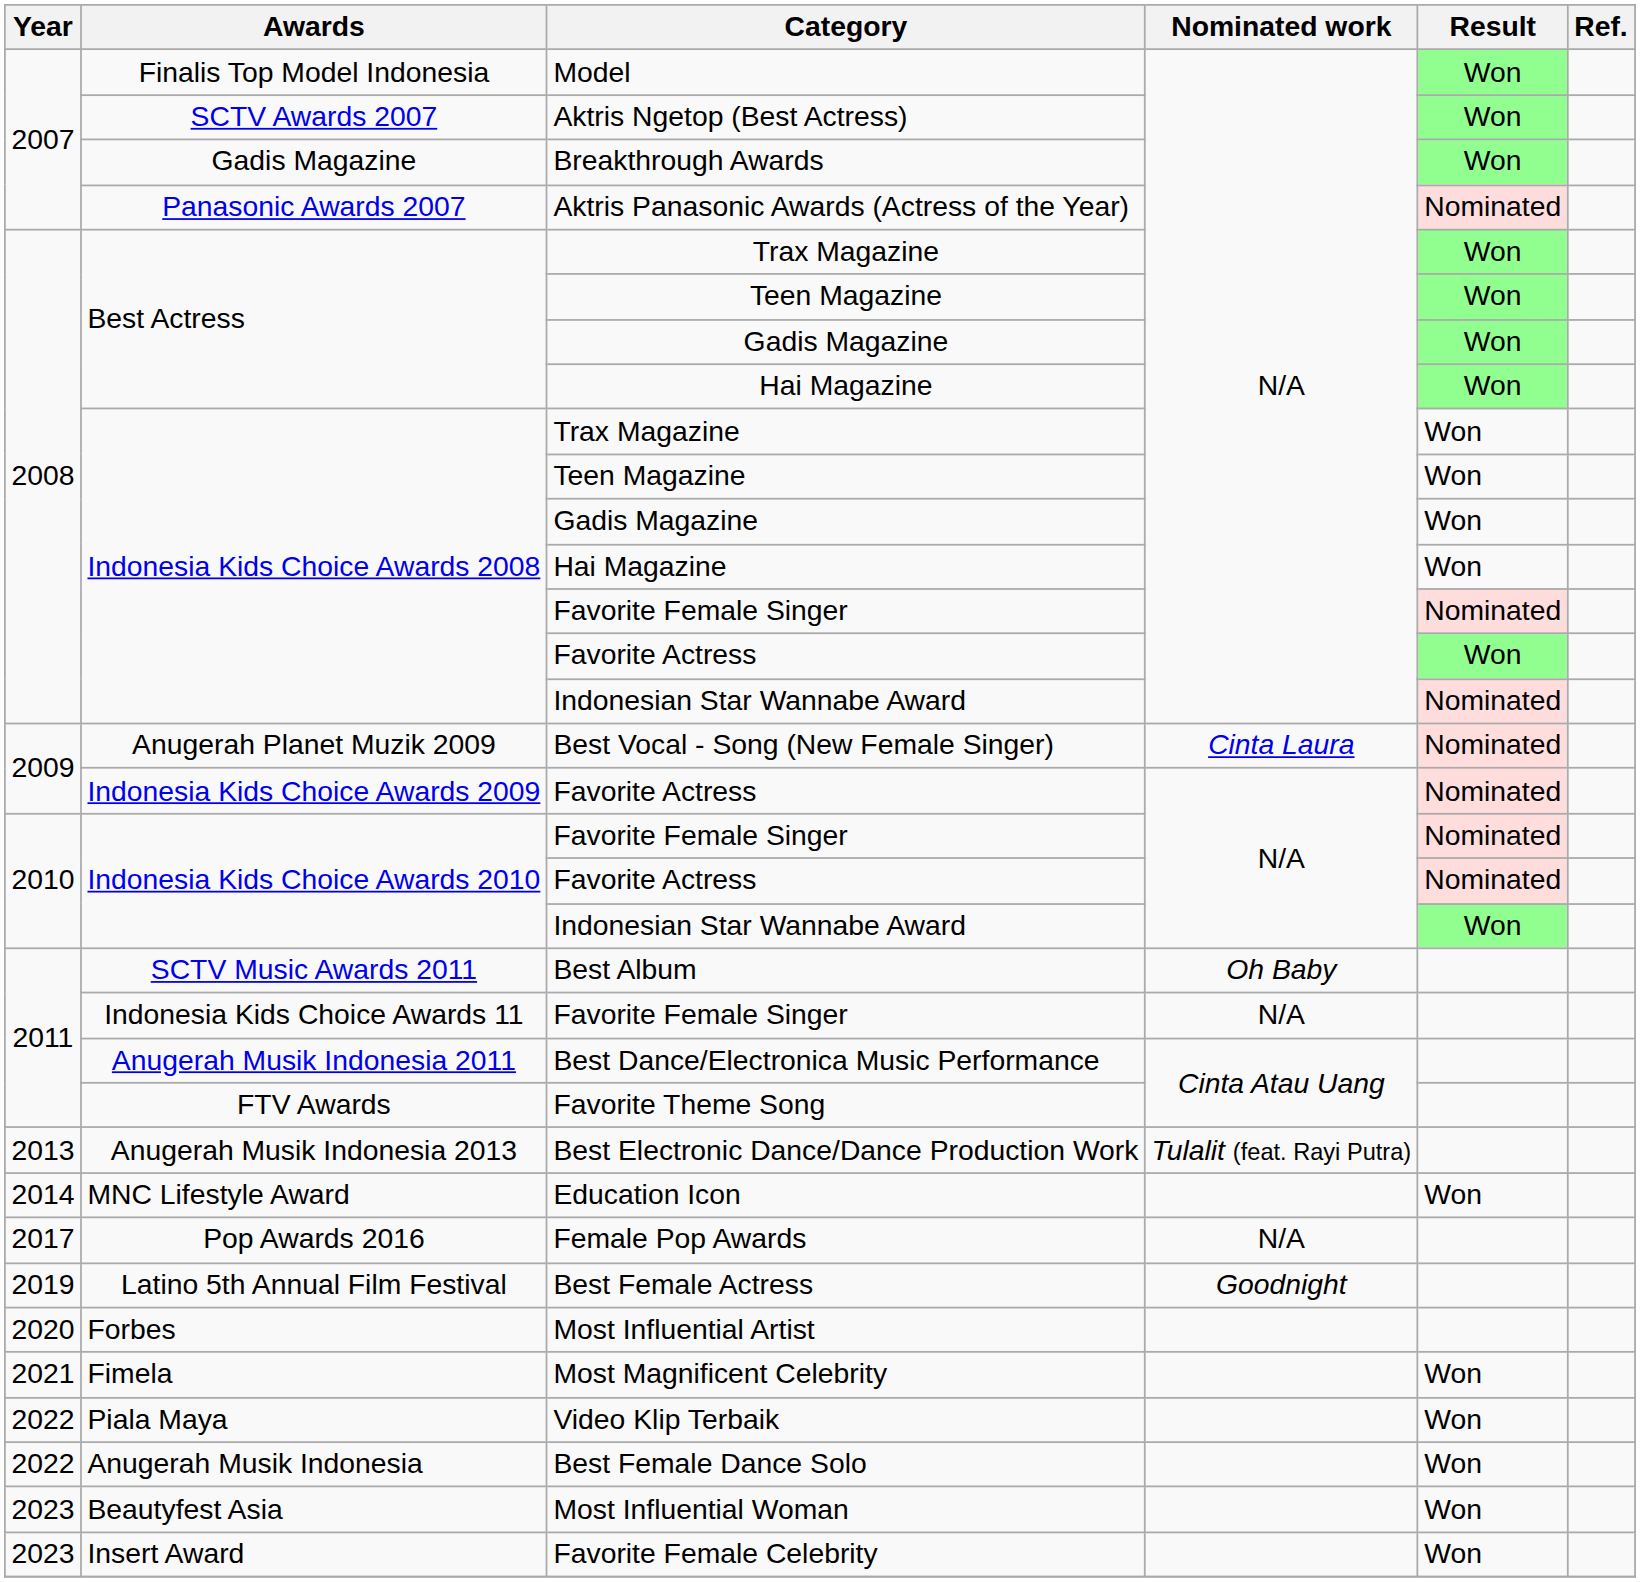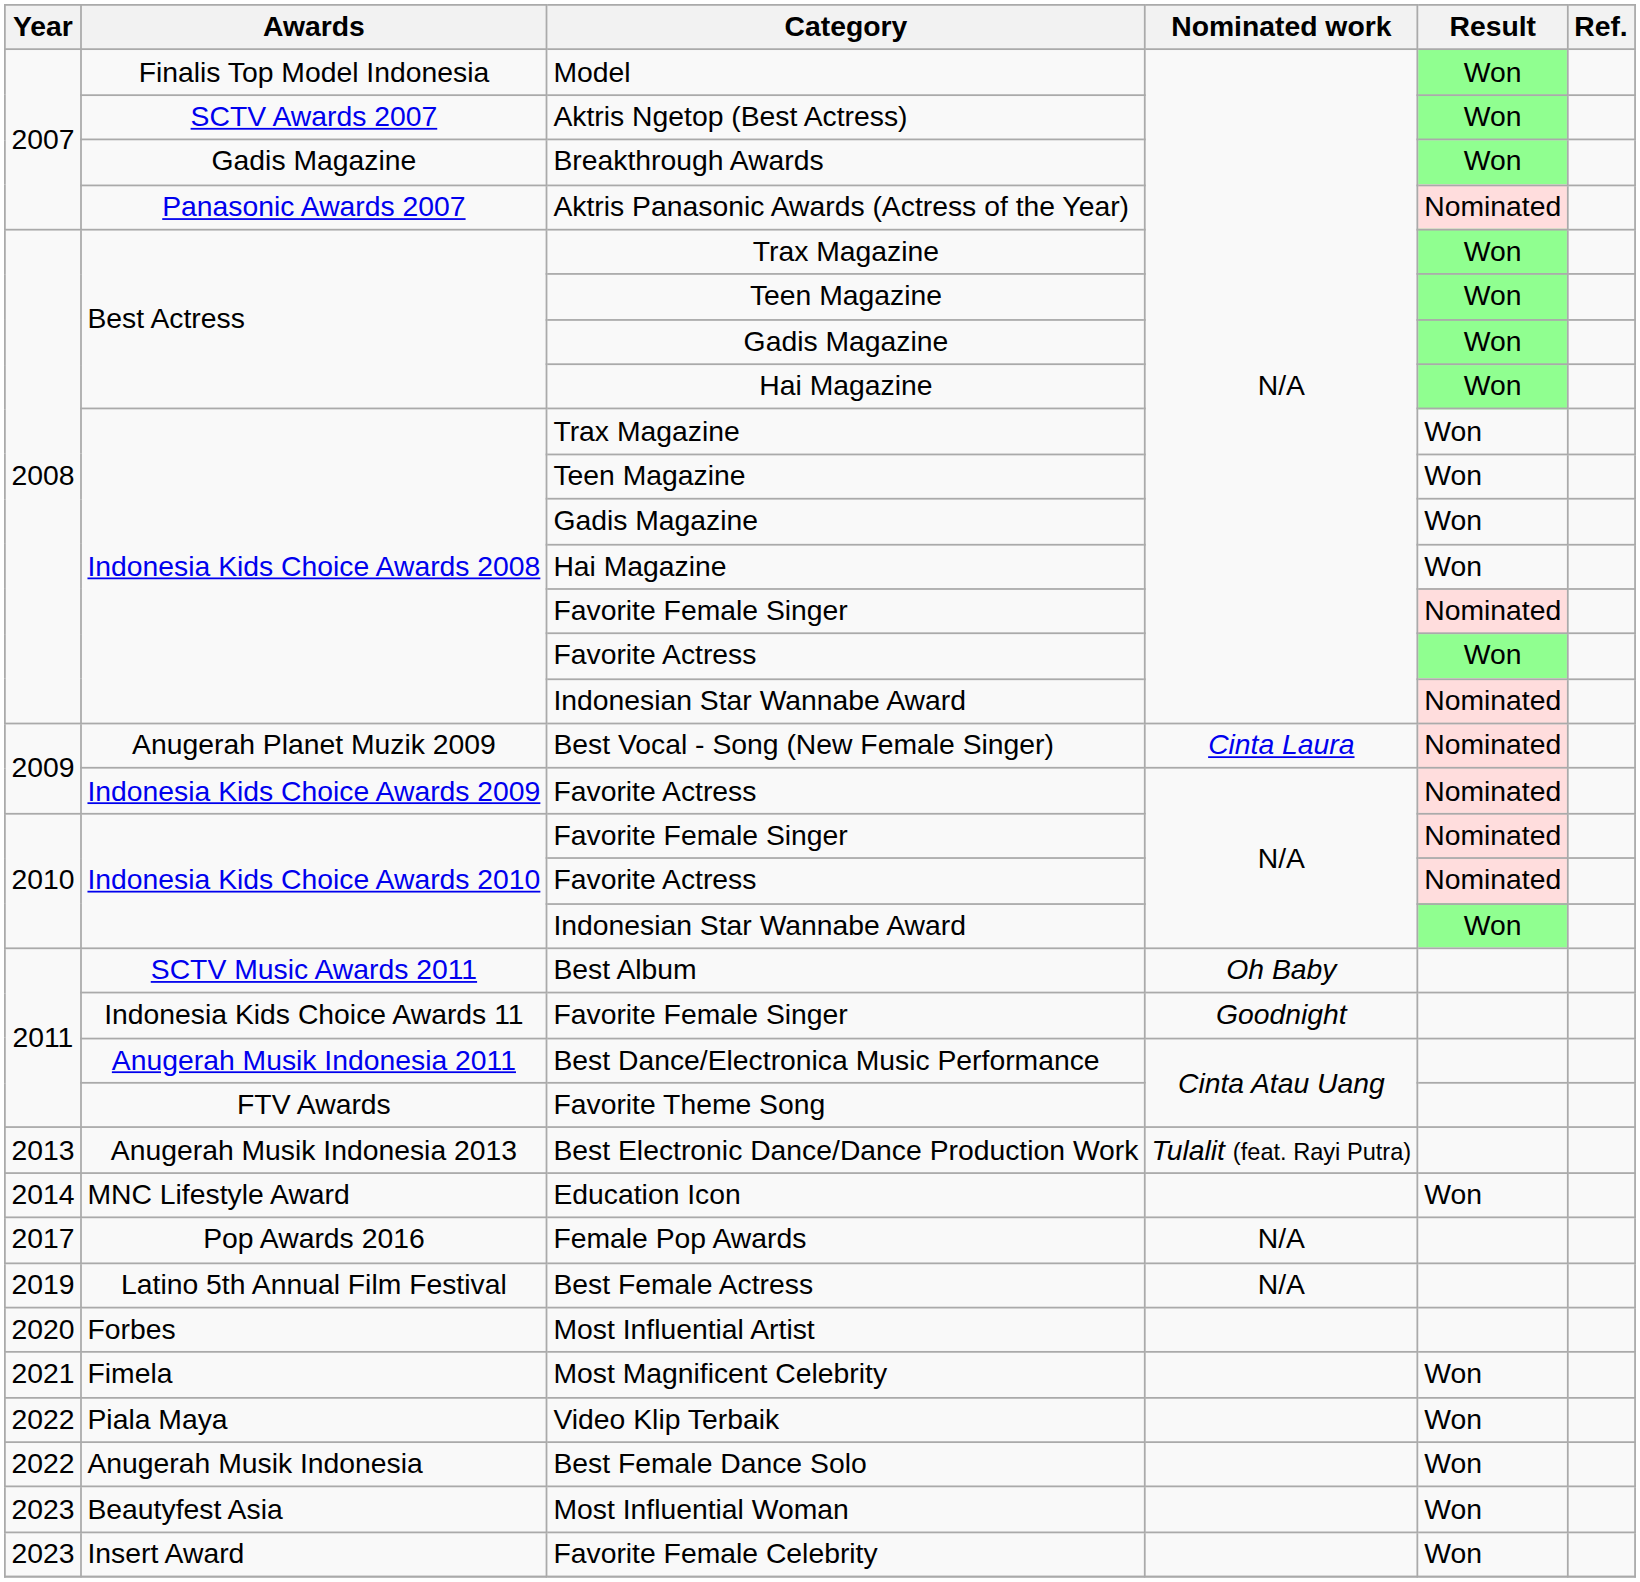(1281, 1015) N/A -> (1281, 1015) Goodnight
(1281, 1284) Goodnight -> (1281, 1284) N/A
